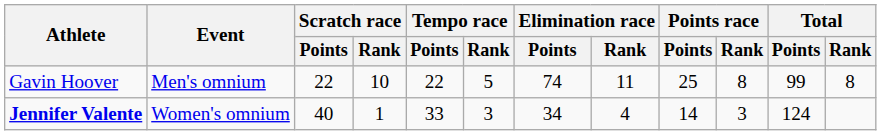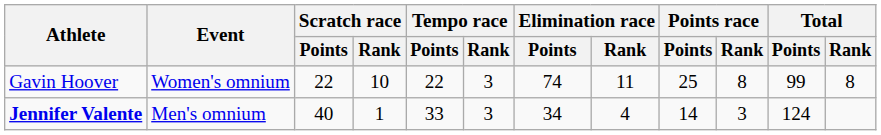(209, 82) Men's omnium -> (221, 82) Women's omnium
(488, 82) 5 -> (488, 82) 3
(221, 113) Women's omnium -> (209, 113) Men's omnium
